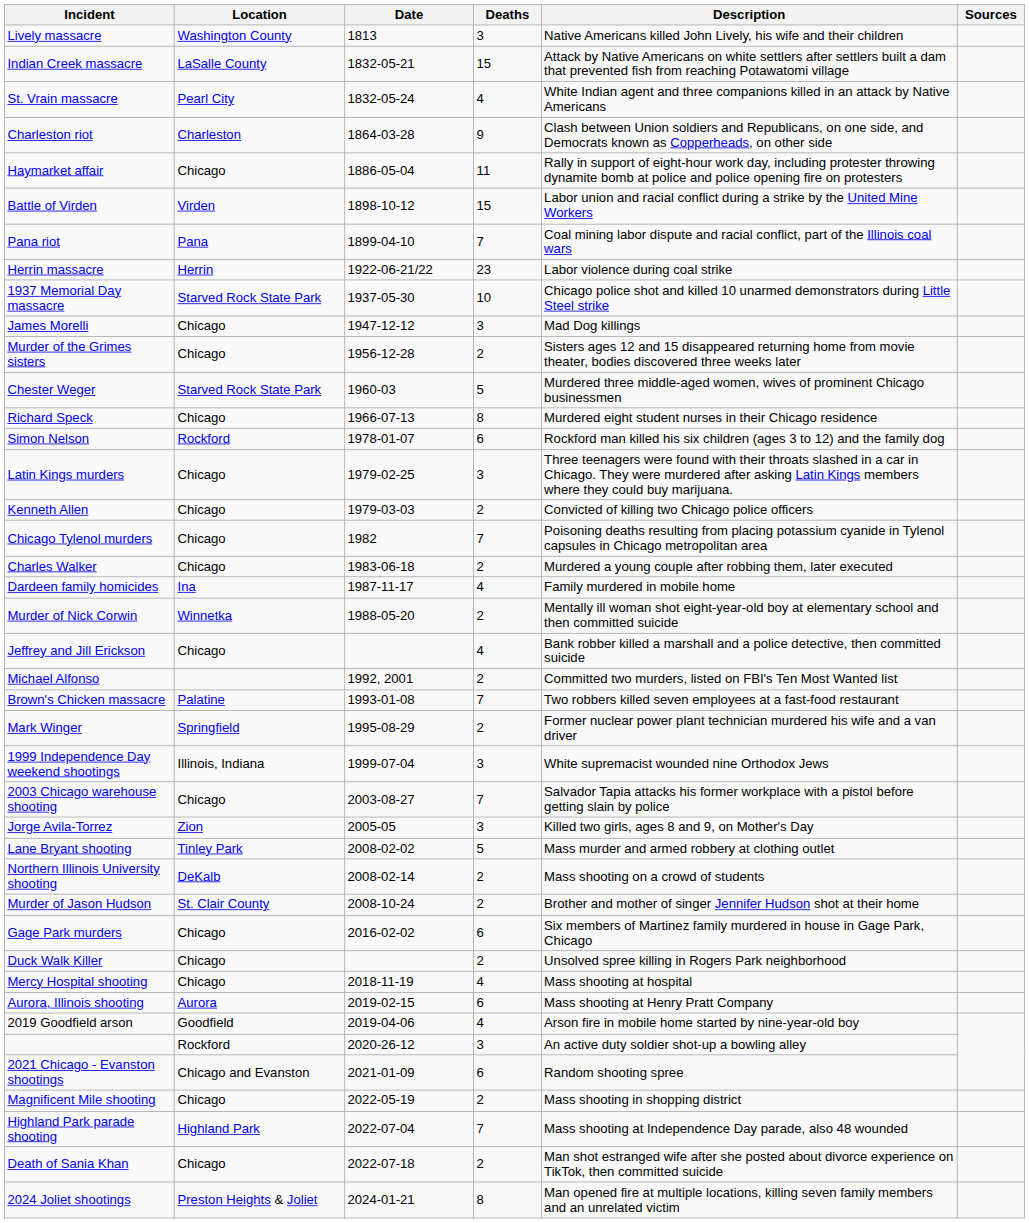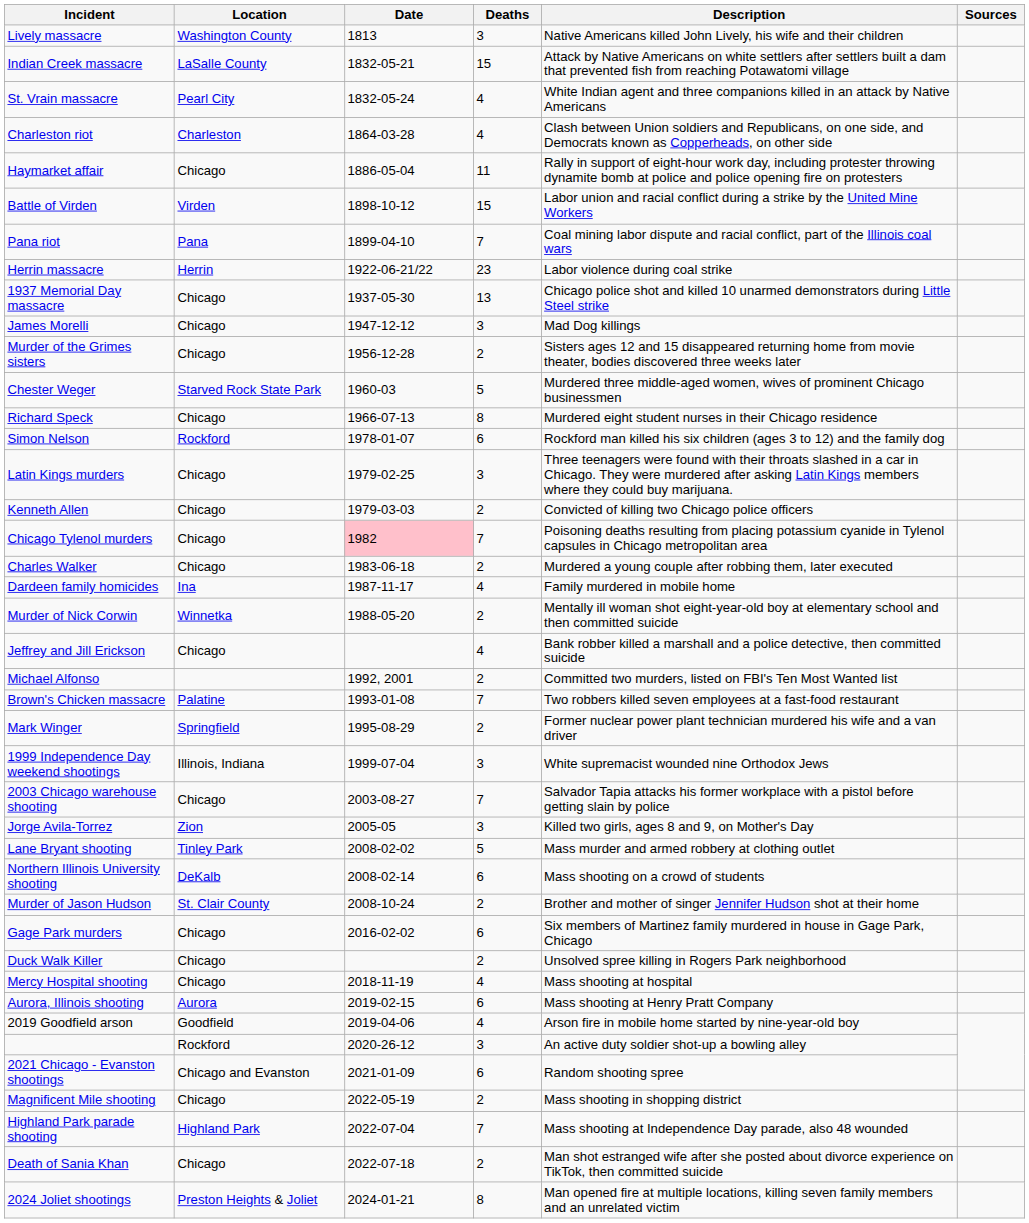(480, 135) 9 -> (480, 135) 4
(249, 298) Starved Rock State Park -> (202, 298) Chicago
(484, 298) 10 -> (484, 298) 13
(362, 538) no background -> (362, 538) pink background
(480, 876) 2 -> (480, 876) 6
